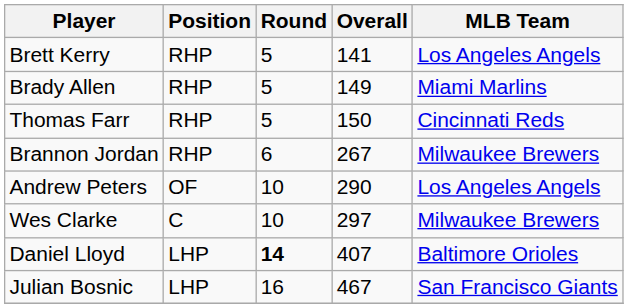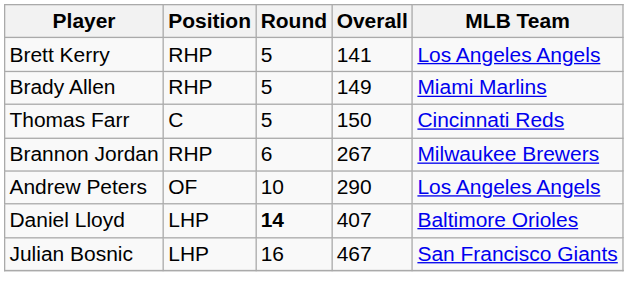(190, 120) RHP -> (176, 120) C
- row: (63, 220)
